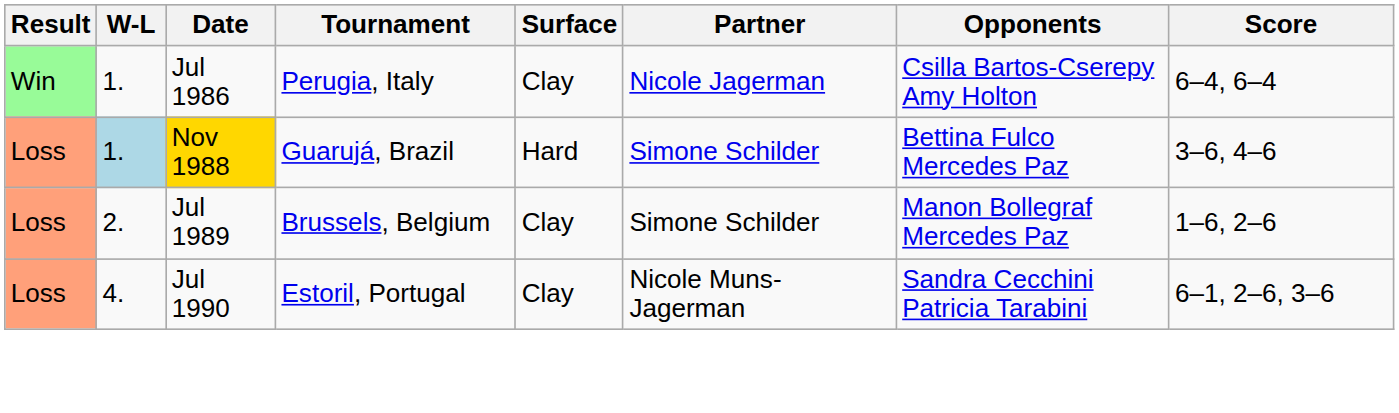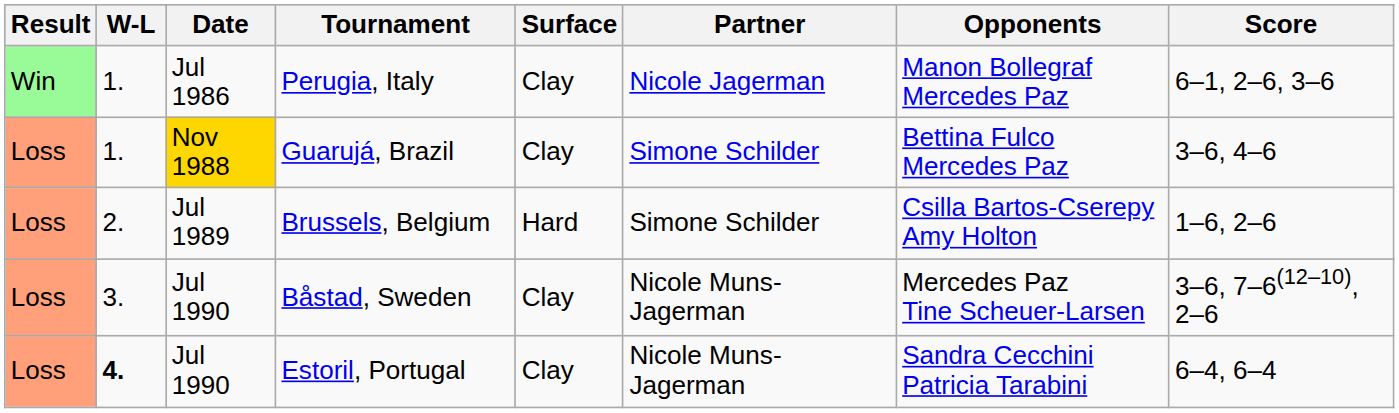(1028, 81) Csilla Bartos-Cserepy Amy Holton -> (997, 81) Manon Bollegraf Mercedes Paz
(1226, 81) 6–4, 6–4 -> (1255, 81) 6–1, 2–6, 3–6
(113, 151) lightblue background -> (113, 151) no background
(550, 151) Hard -> (548, 151) Clay
(548, 222) Clay -> (550, 222) Hard
(997, 222) Manon Bollegraf Mercedes Paz -> (1028, 222) Csilla Bartos-Cserepy Amy Holton
+ row: (376, 296)
(113, 293) normal -> (113, 371) bold
(1255, 293) 6–1, 2–6, 3–6 -> (1226, 371) 6–4, 6–4
